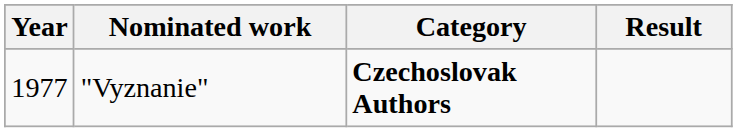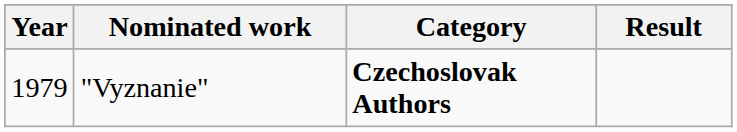(40, 87) 1977 -> (40, 87) 1979
